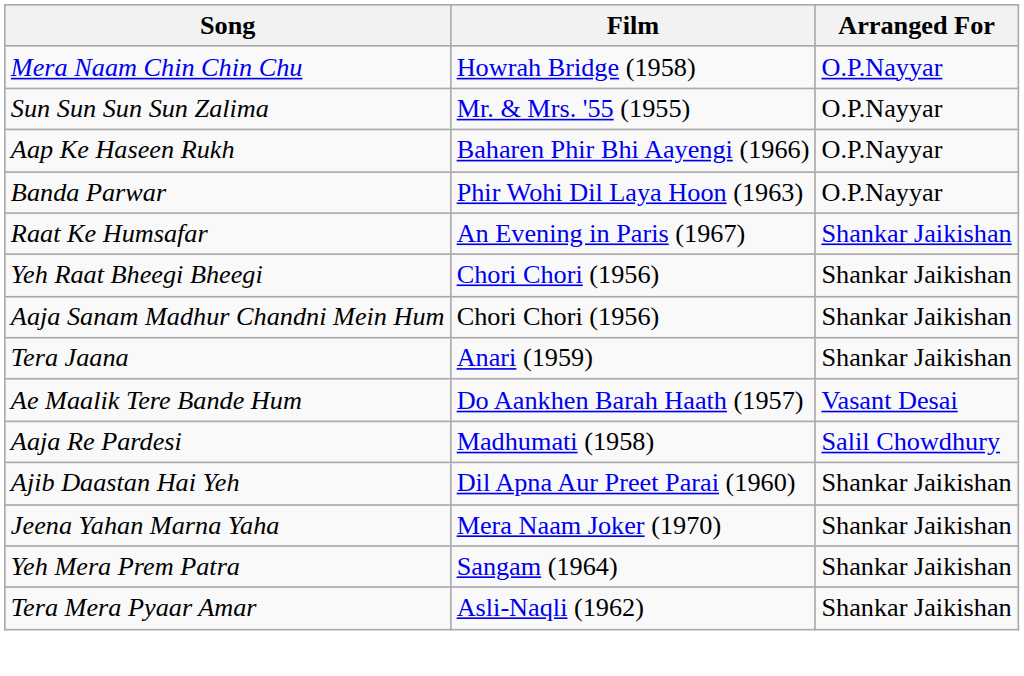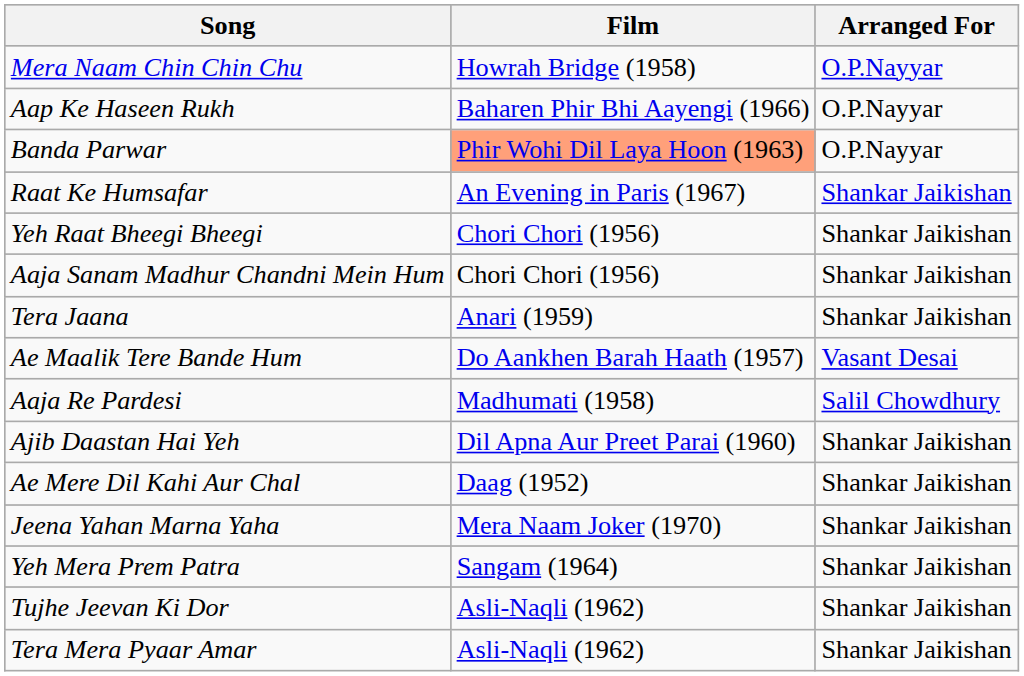- row: (140, 108)
(630, 191) no background -> (630, 150) lightsalmon background
+ row: (156, 483)
+ row: (120, 607)
